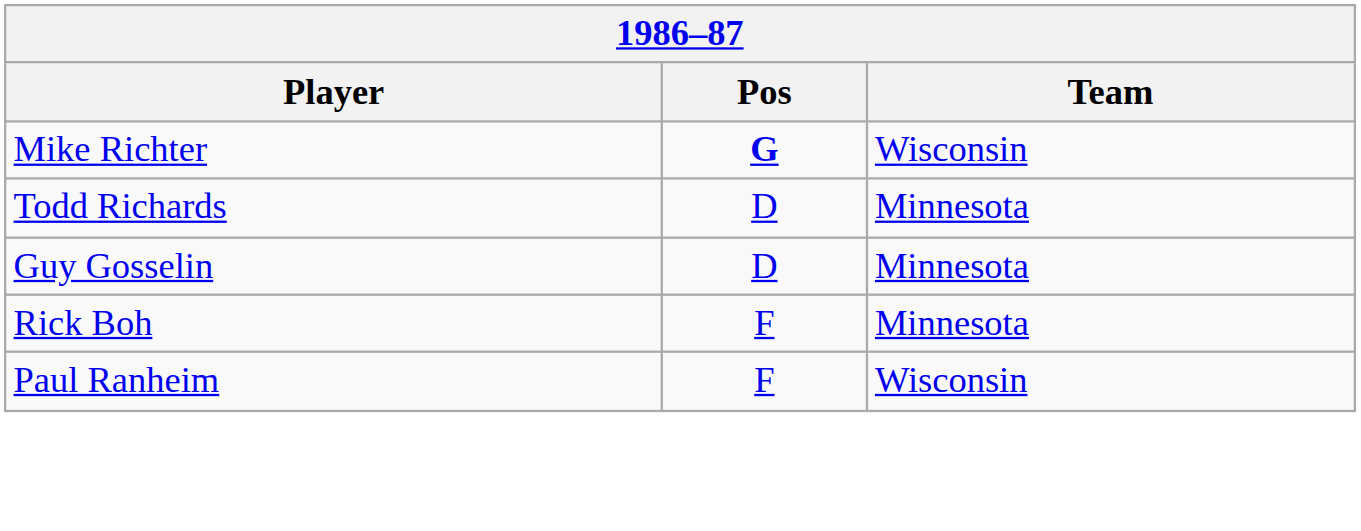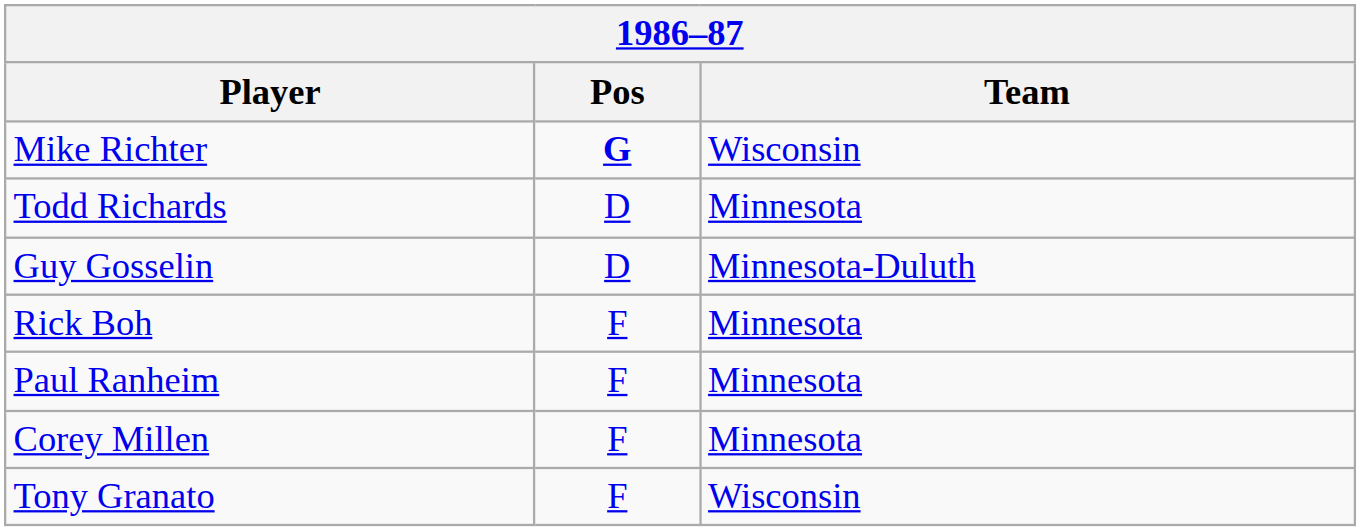(952, 264) Minnesota -> (842, 264) Minnesota-Duluth
(951, 380) Wisconsin -> (785, 380) Minnesota
+ row: (111, 438)
+ row: (114, 496)
